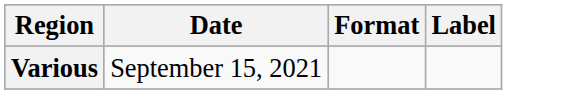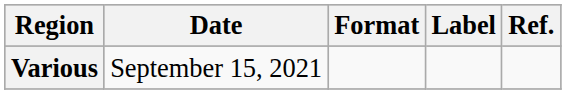+ column: (531, 25)
